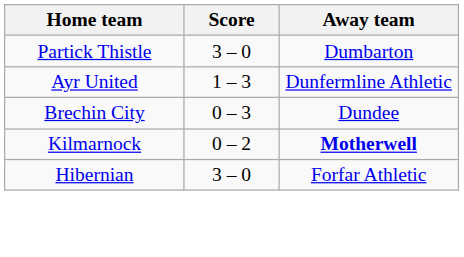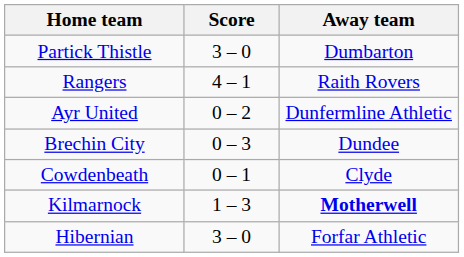+ row: (95, 81)
(232, 81) 1 – 3 -> (232, 112) 0 – 2
+ row: (94, 174)
(232, 143) 0 – 2 -> (232, 205) 1 – 3
